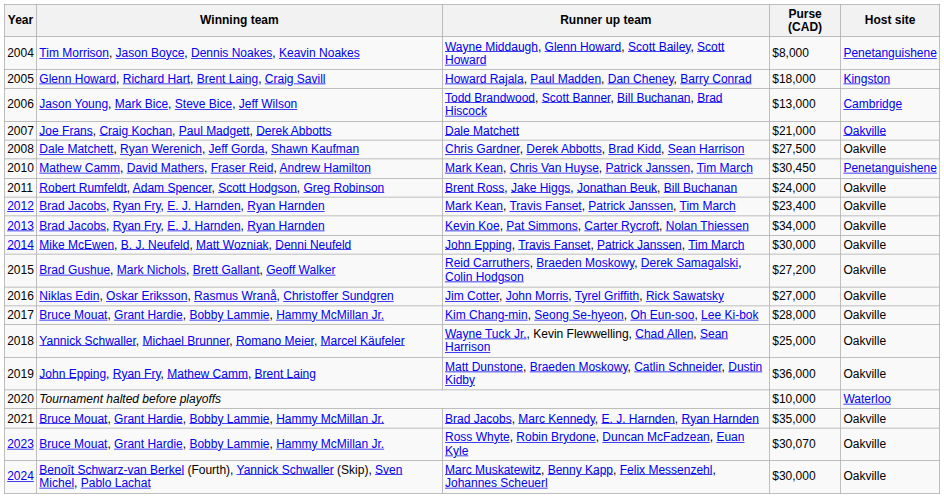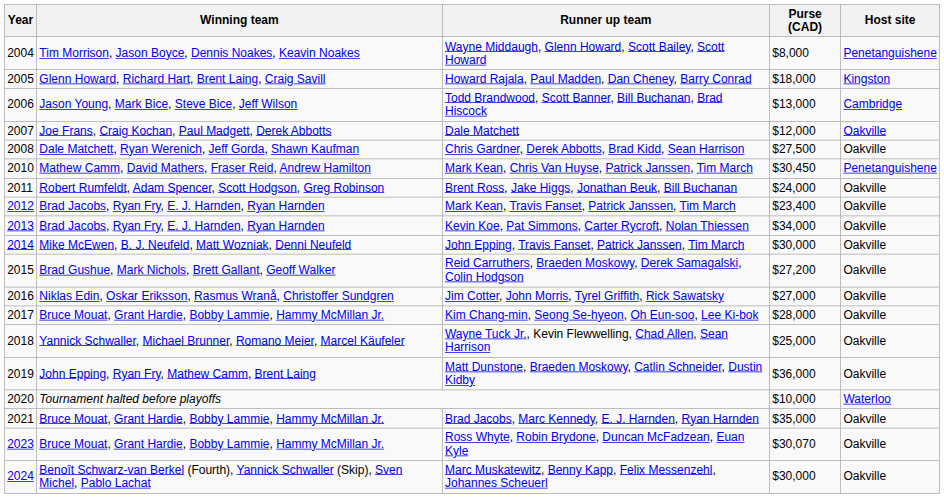(794, 130) $21,000 -> (794, 130) $12,000
